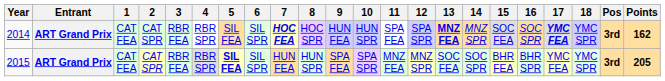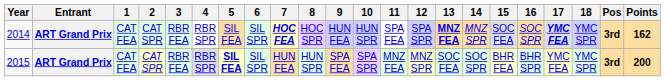(642, 62) 205 -> (642, 62) 200
